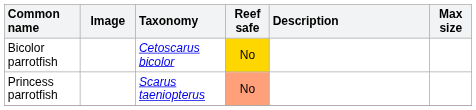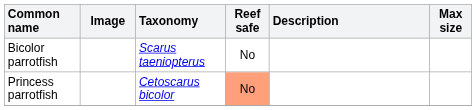(169, 55) Cetoscarus bicolor -> (172, 55) Scarus taeniopterus
(247, 55) gold background -> (247, 55) no background
(172, 88) Scarus taeniopterus -> (169, 88) Cetoscarus bicolor
